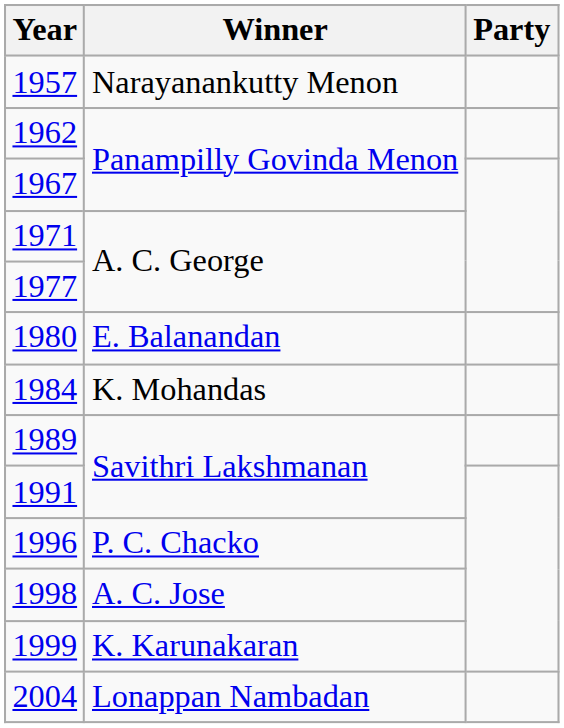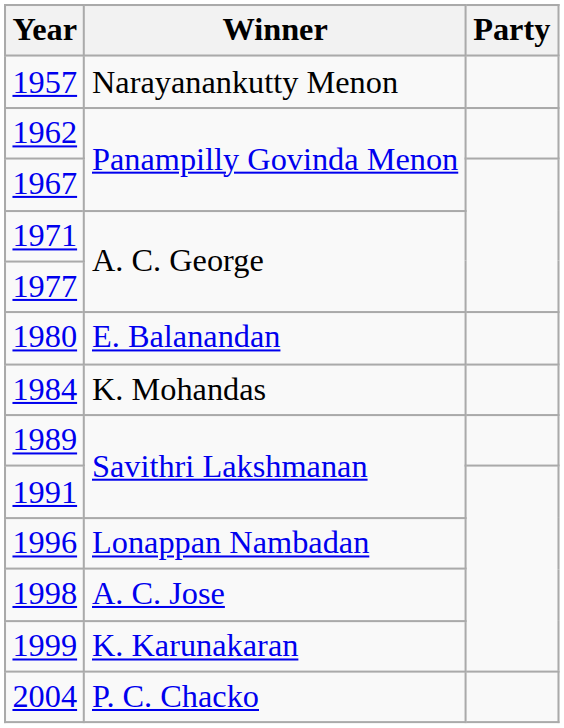(175, 542) P. C. Chacko -> (231, 542) Lonappan Nambadan
(231, 696) Lonappan Nambadan -> (175, 696) P. C. Chacko
